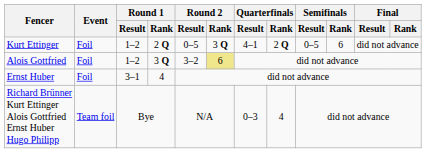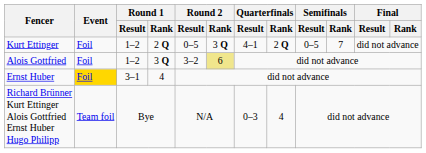(341, 45) 6 -> (341, 45) 7
(85, 77) no background -> (85, 77) gold background
